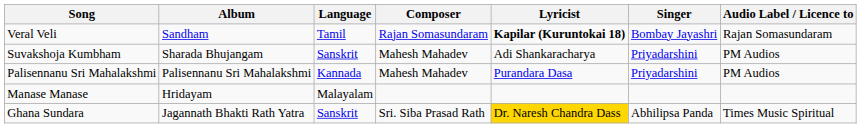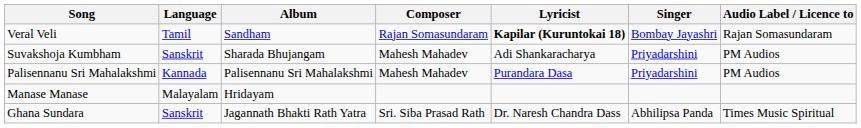columns swapped: (345, 14) <-> (237, 14)
(557, 113) gold background -> (557, 113) no background
